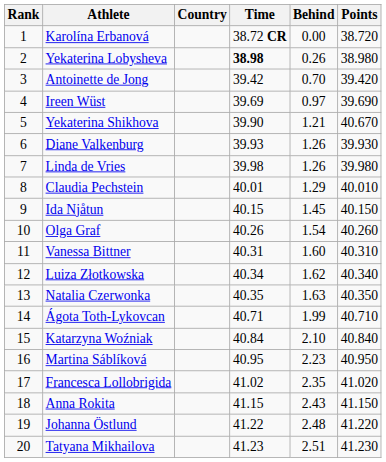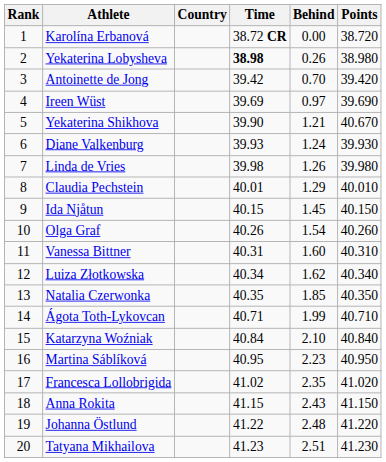(314, 144) 1.26 -> (314, 144) 1.24
(314, 295) 1.63 -> (314, 295) 1.85
